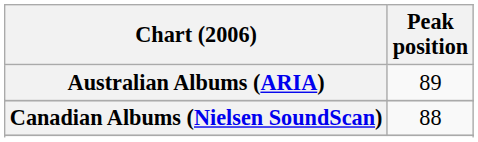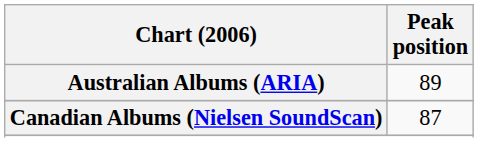(430, 117) 88 -> (430, 117) 87
